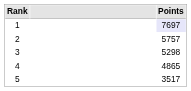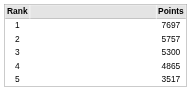(171, 26) lavender background -> (171, 26) no background
(171, 52) 5298 -> (171, 52) 5300
